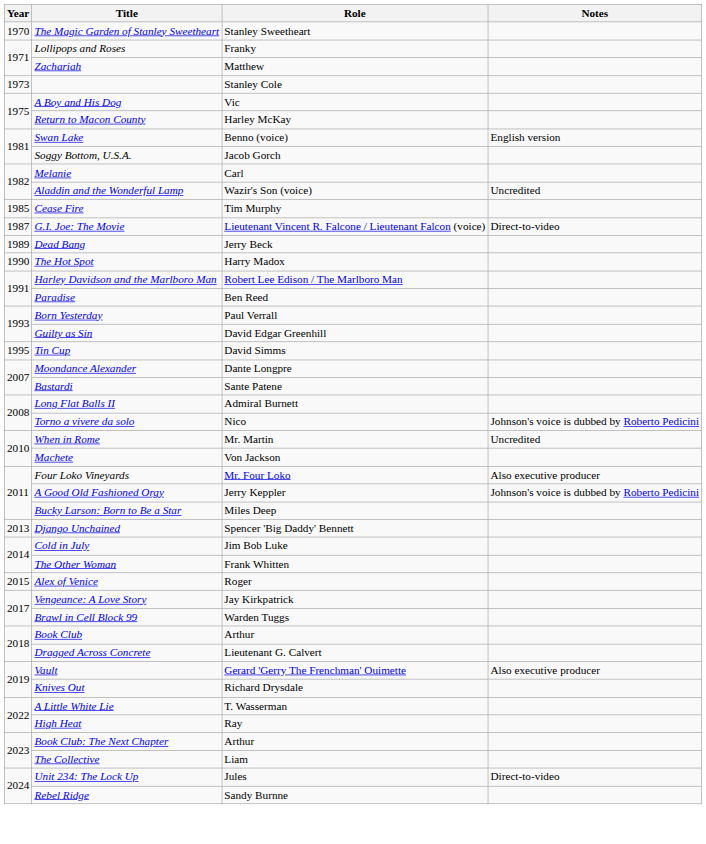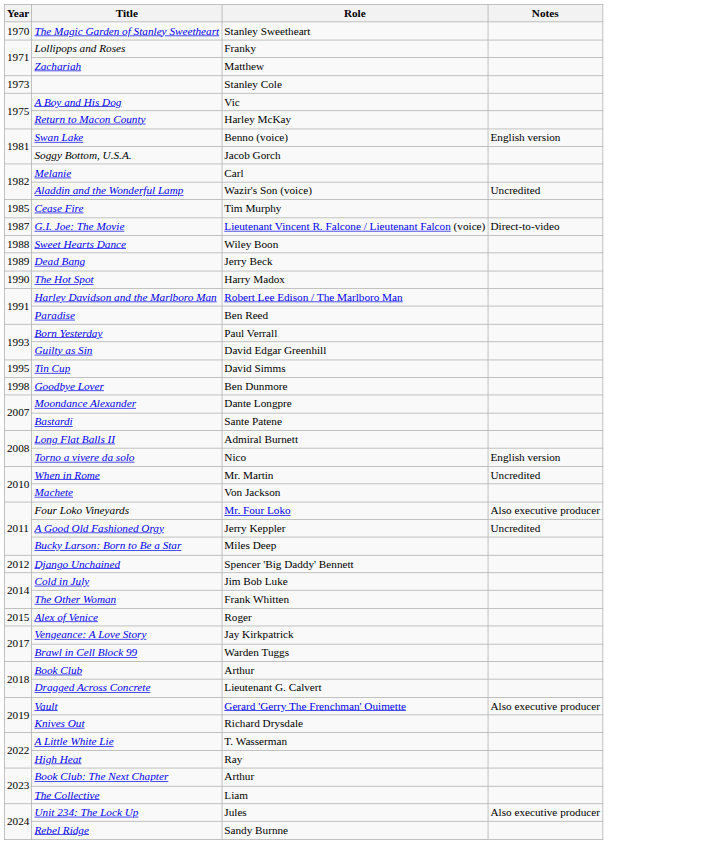+ row: (80, 244)
+ row: (69, 386)
(595, 421) Johnson's voice is dubbed by Roberto Pedicini -> (525, 457) English version
(595, 492) Johnson's voice is dubbed by Roberto Pedicini -> (515, 528) Uncredited
(18, 528) 2013 -> (18, 564) 2012
(525, 777) Direct-to-video -> (545, 812) Also executive producer
